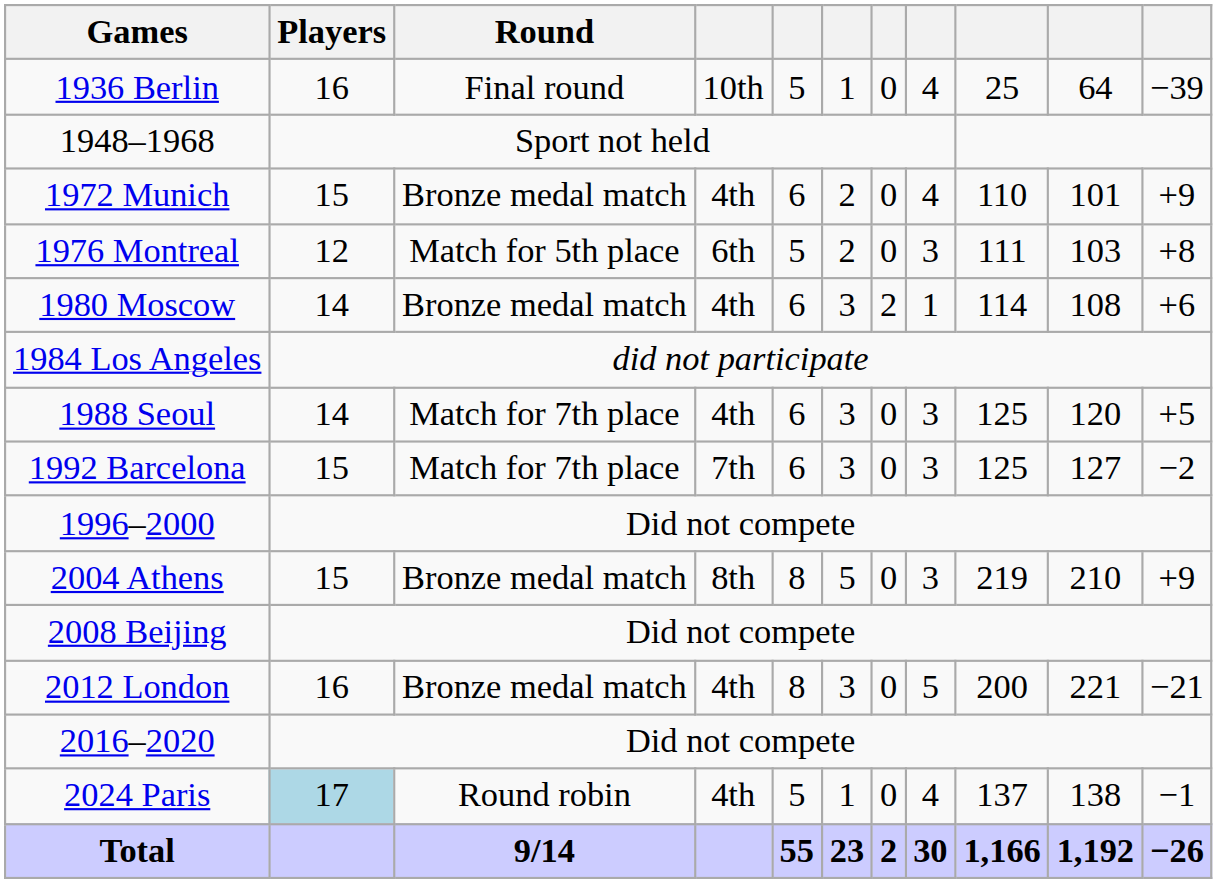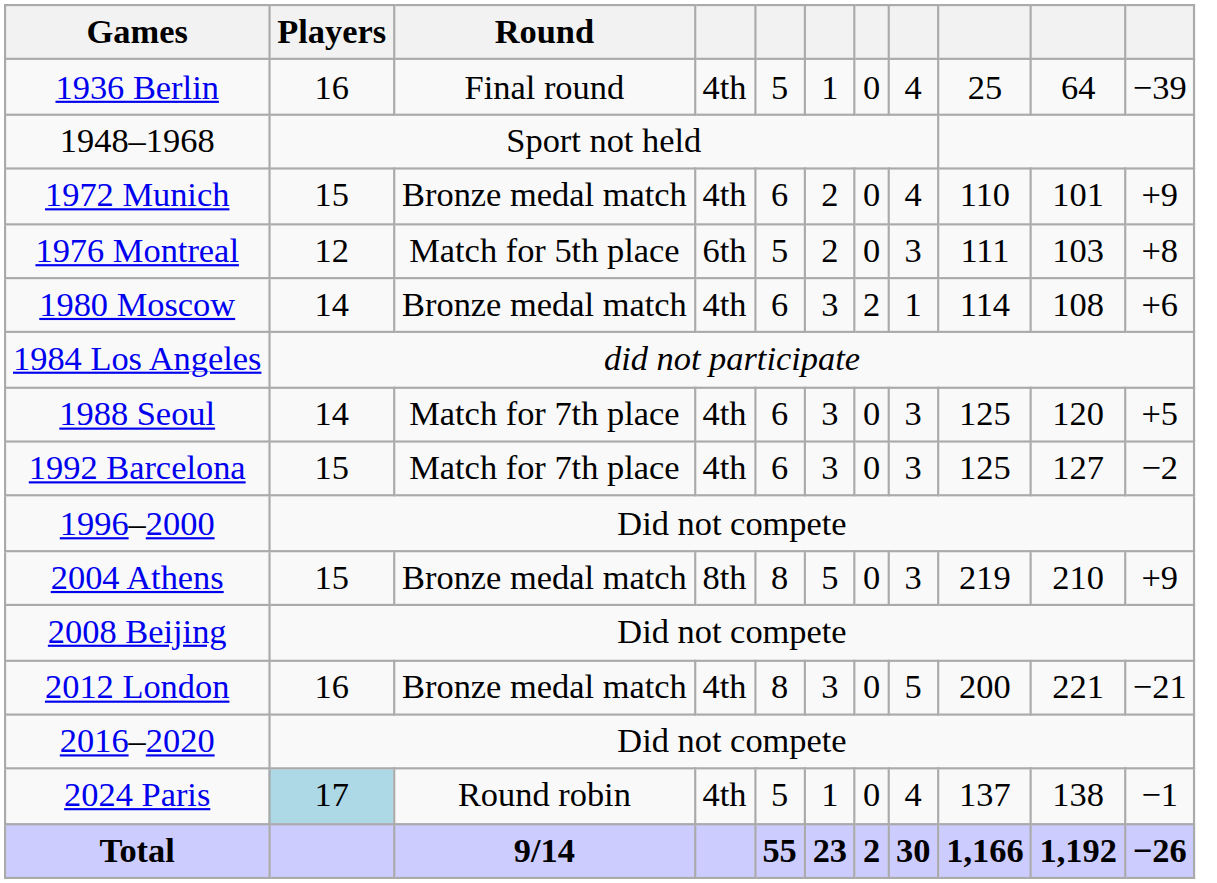(733, 86) 10th -> (725, 86) 4th
(733, 468) 7th -> (725, 468) 4th
